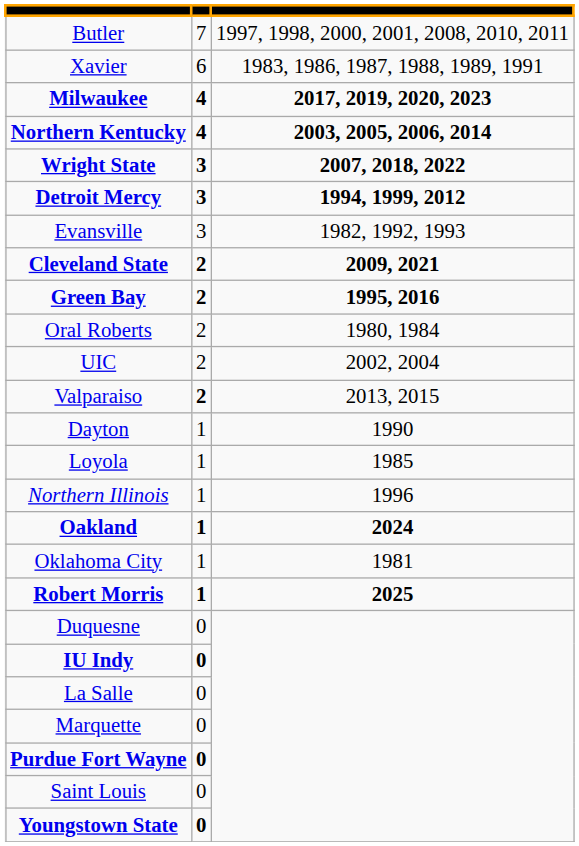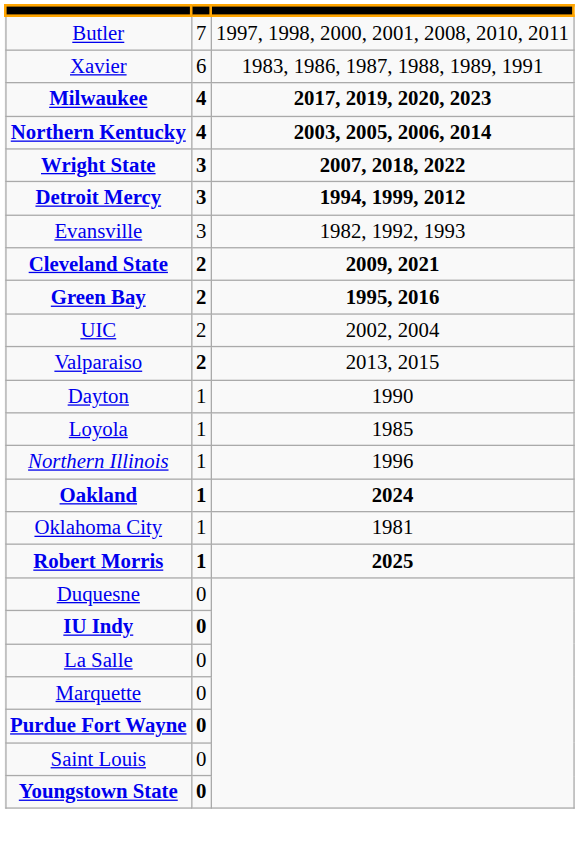- row: (98, 330)
